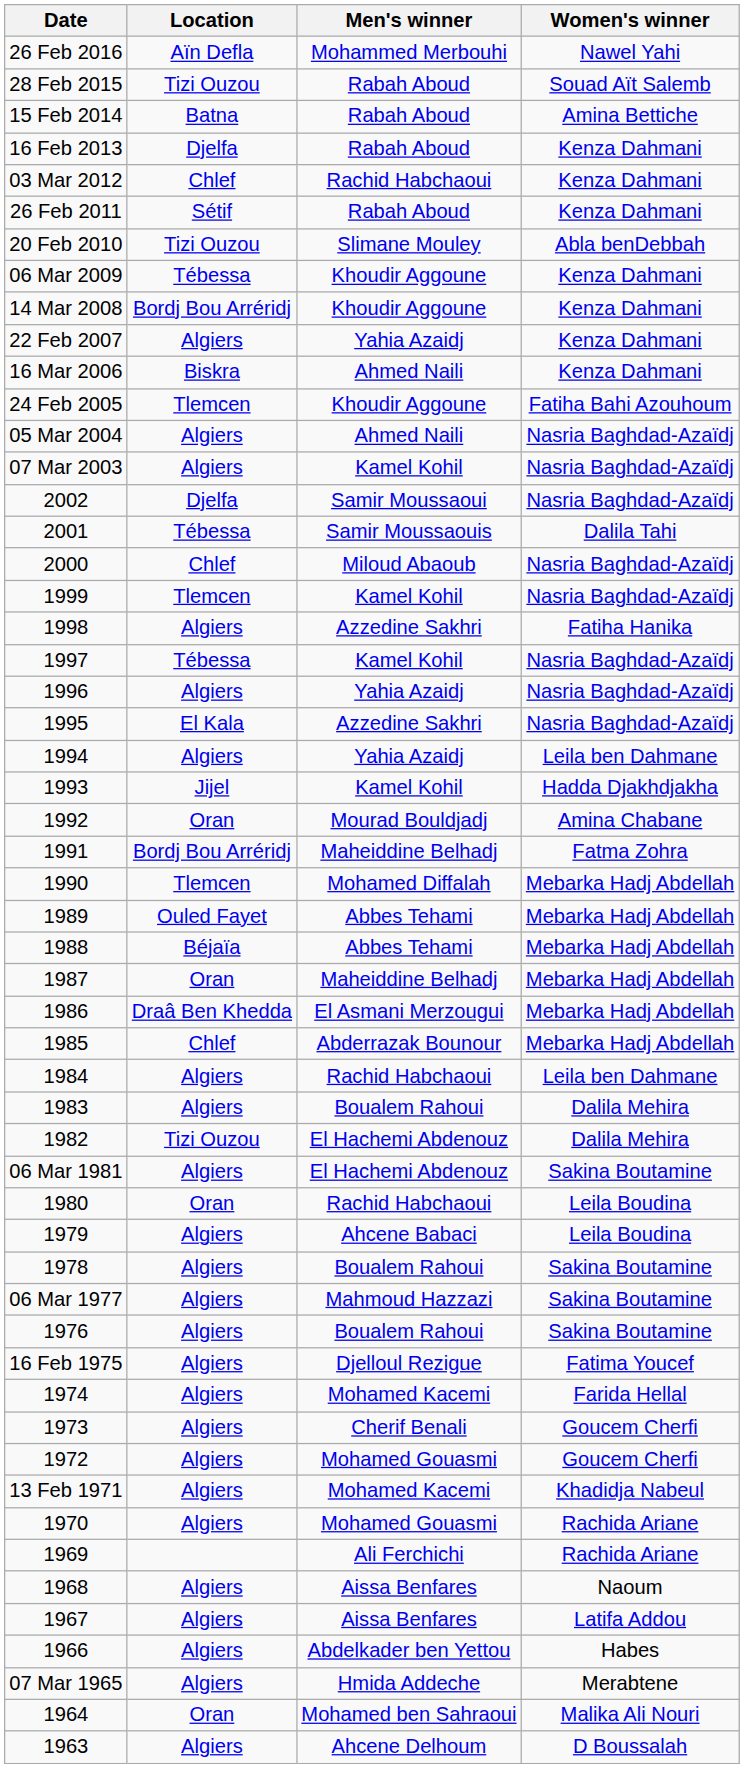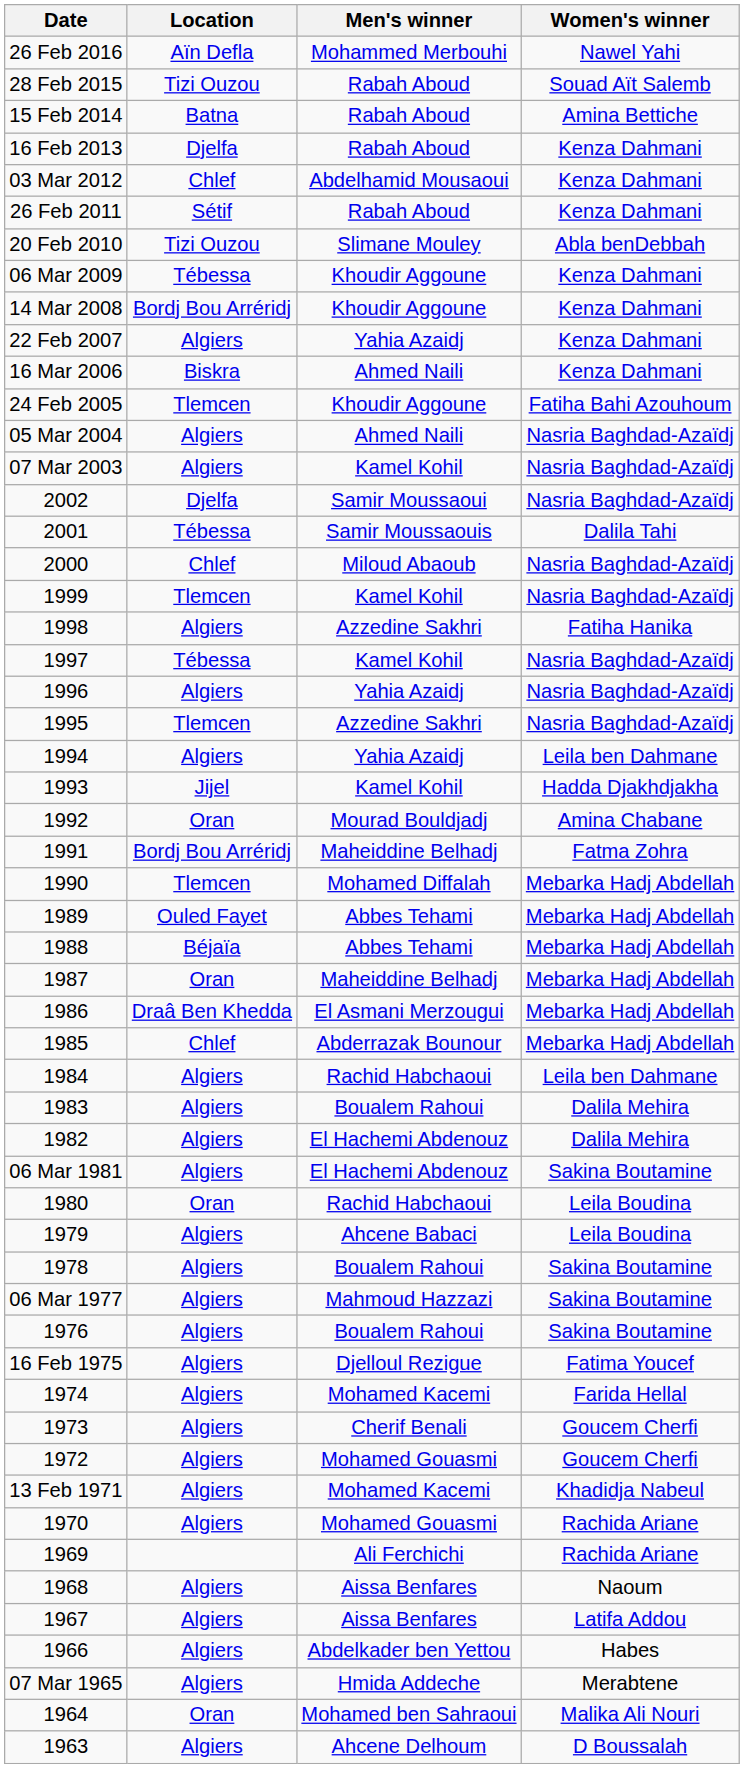(409, 180) Rachid Habchaoui -> (409, 180) Abdelhamid Mousaoui
(212, 723) El Kala -> (212, 723) Tlemcen
(212, 1139) Tizi Ouzou -> (212, 1139) Algiers
